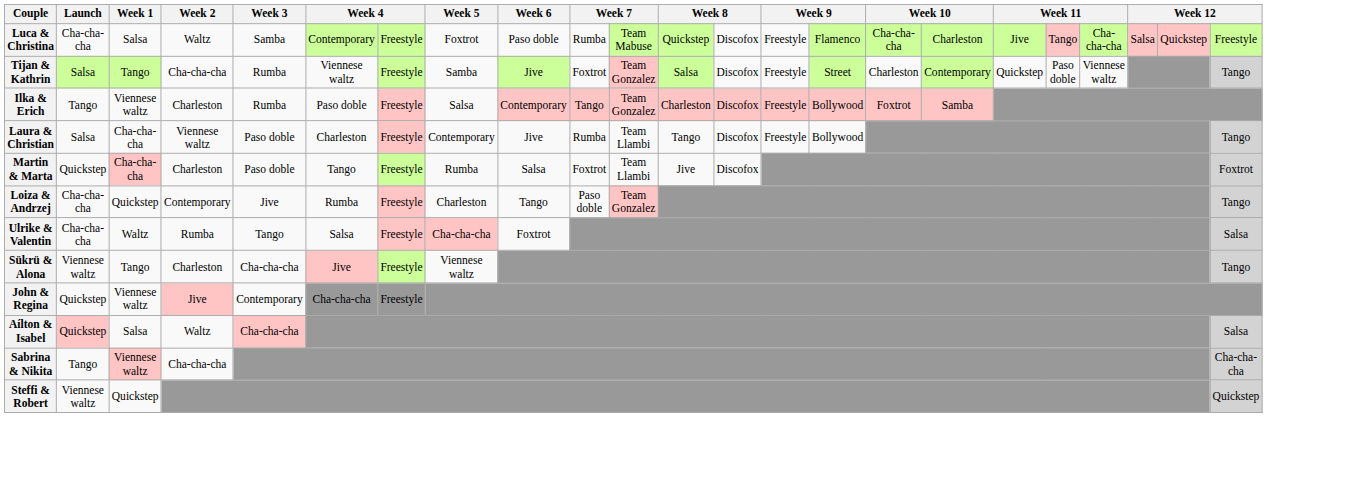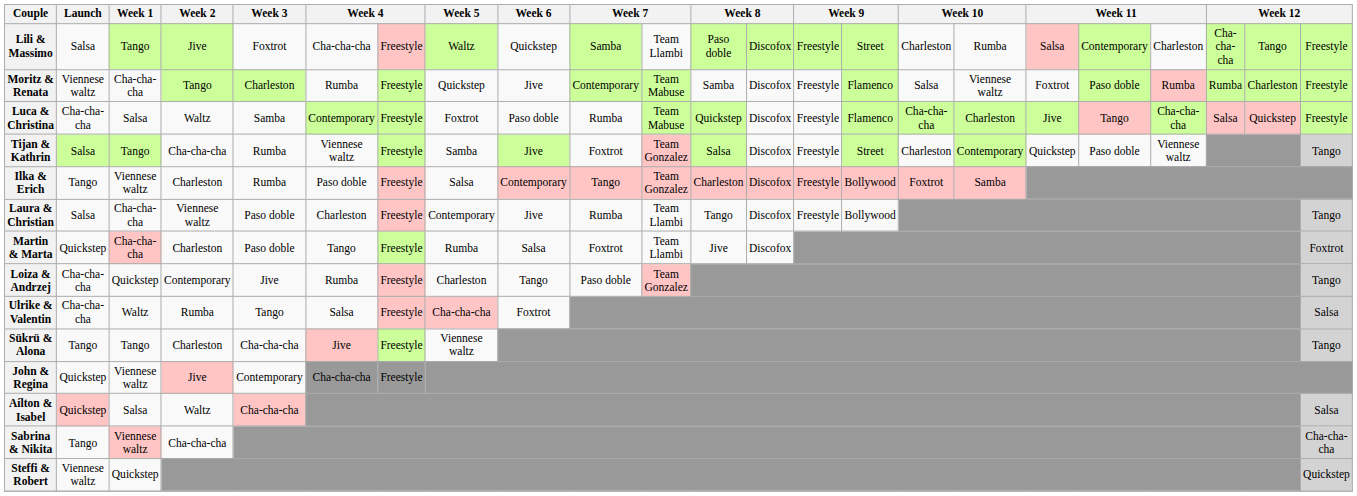+ row: (31, 46)
+ row: (31, 86)
(83, 267) Viennese waltz -> (83, 345) Tango
